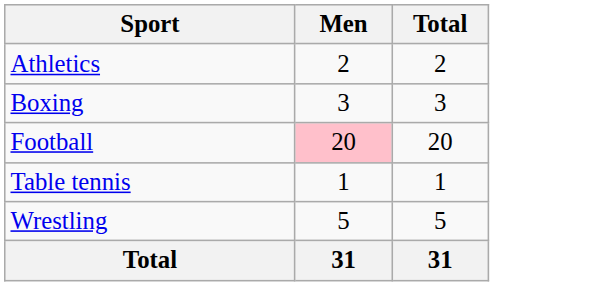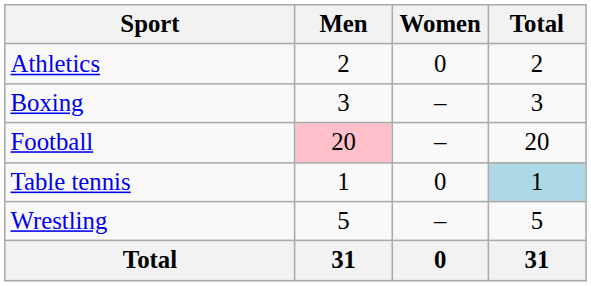+ column: (440, 24)
(440, 181) no background -> (537, 181) lightblue background
